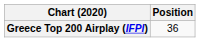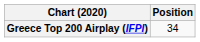(173, 28) 36 -> (173, 28) 34
